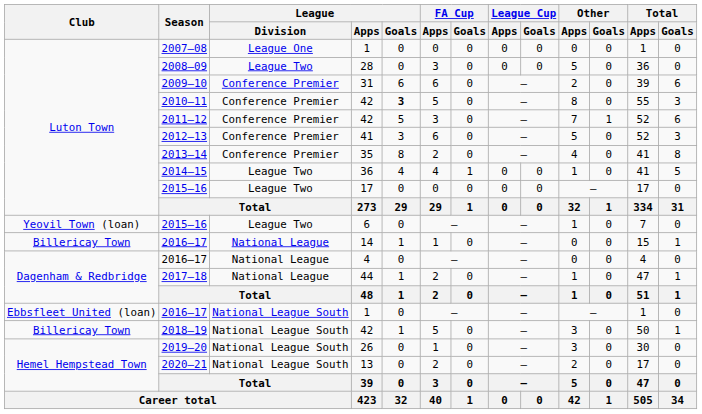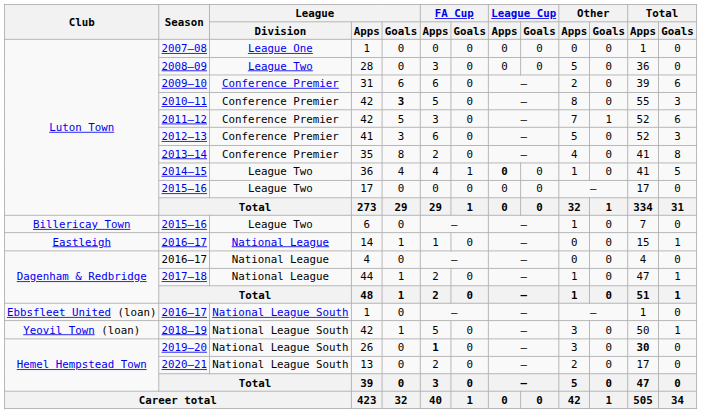(505, 171) normal -> (505, 171) bold
(82, 224) Yeovil Town (loan) -> (82, 224) Billericay Town
(82, 242) Billericay Town -> (82, 242) Eastleigh
(82, 330) Billericay Town -> (82, 330) Yeovil Town (loan)
(435, 347) normal -> (435, 347) bold
(643, 347) normal -> (643, 347) bold
